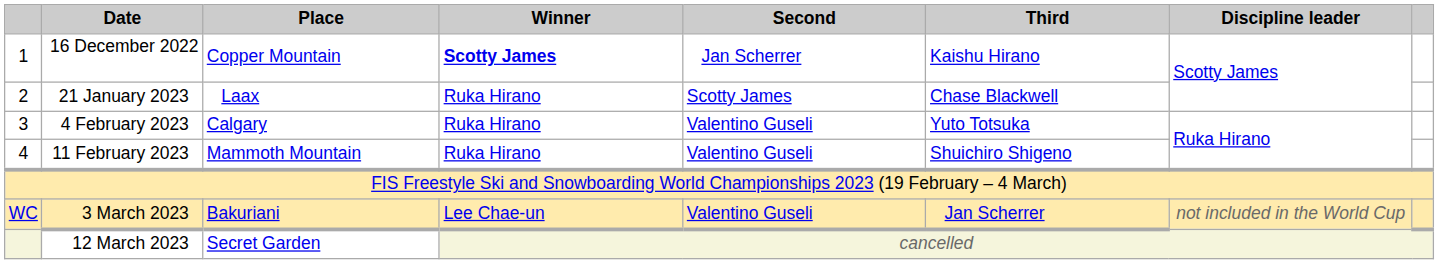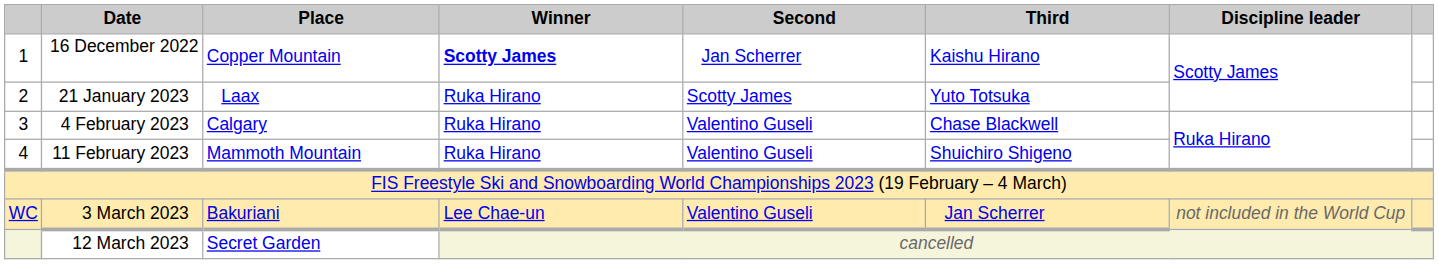(994, 96) Chase Blackwell -> (980, 96) Yuto Totsuka
(980, 124) Yuto Totsuka -> (994, 124) Chase Blackwell
